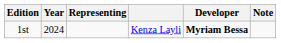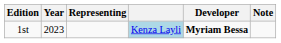(54, 29) 2024 -> (54, 29) 2023
(156, 29) no background -> (156, 29) lightblue background
